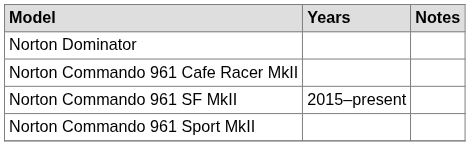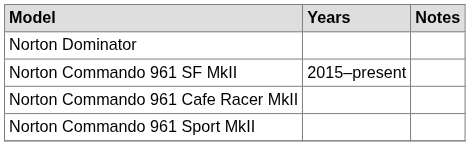rows swapped: (123, 99) <-> (154, 72)
